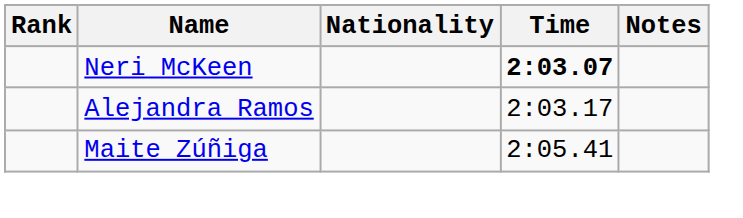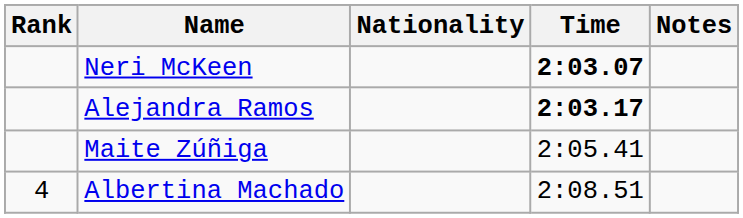(560, 109) normal -> (590, 109) bold
+ row: (214, 192)
